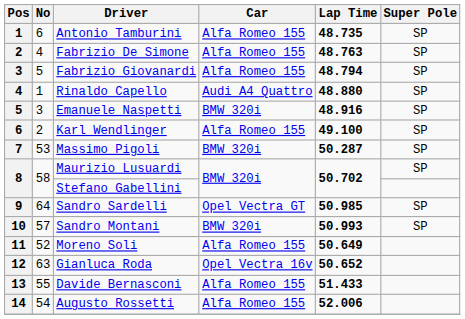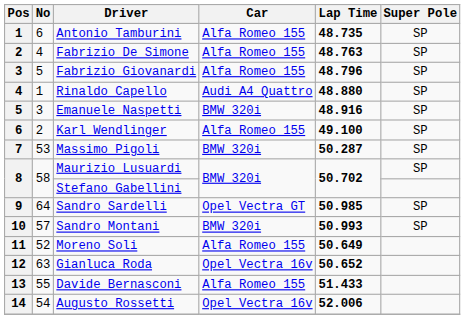(341, 72) 48.794 -> (341, 72) 48.796
(254, 304) Alfa Romeo 155 -> (257, 304) Opel Vectra 16v
